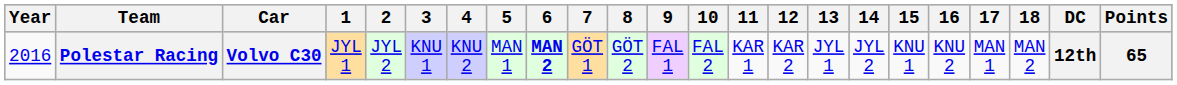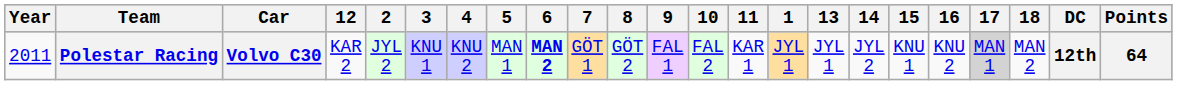columns swapped: (346, 19) <-> (788, 19)
(30, 56) 2016 -> (30, 56) 2011
(989, 56) no background -> (989, 56) lightgrey background
(1136, 56) 65 -> (1136, 56) 64
